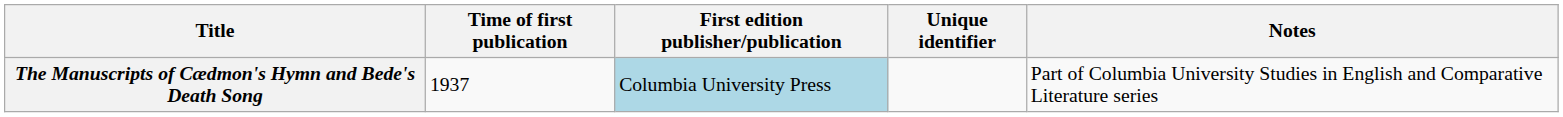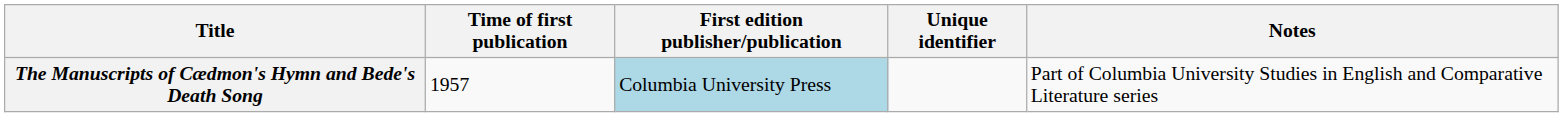(450, 84) 1937 -> (450, 84) 1957
